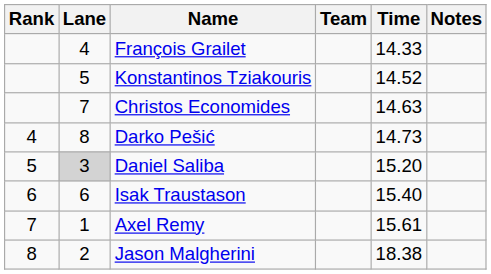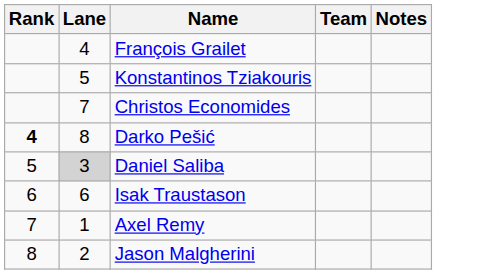- column: (399, 19)
(32, 136) normal -> (32, 136) bold
